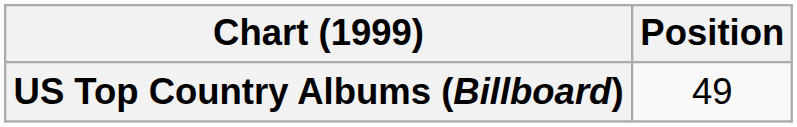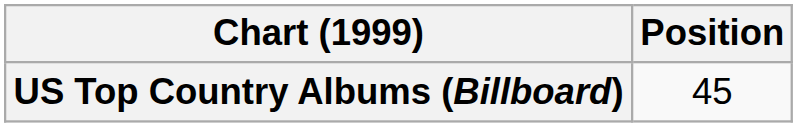(712, 91) 49 -> (712, 91) 45
